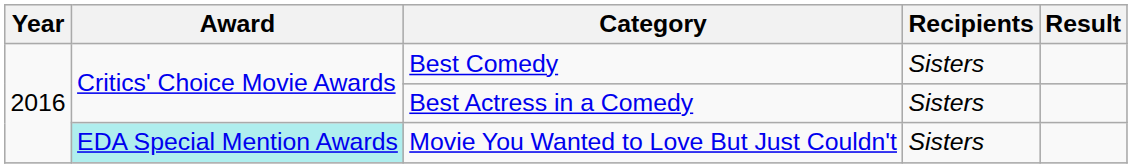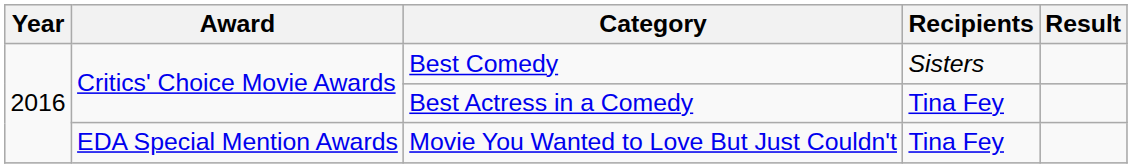(946, 102) Sisters -> (956, 102) Tina Fey
(237, 142) paleturquoise background -> (237, 142) no background
(946, 142) Sisters -> (956, 142) Tina Fey
